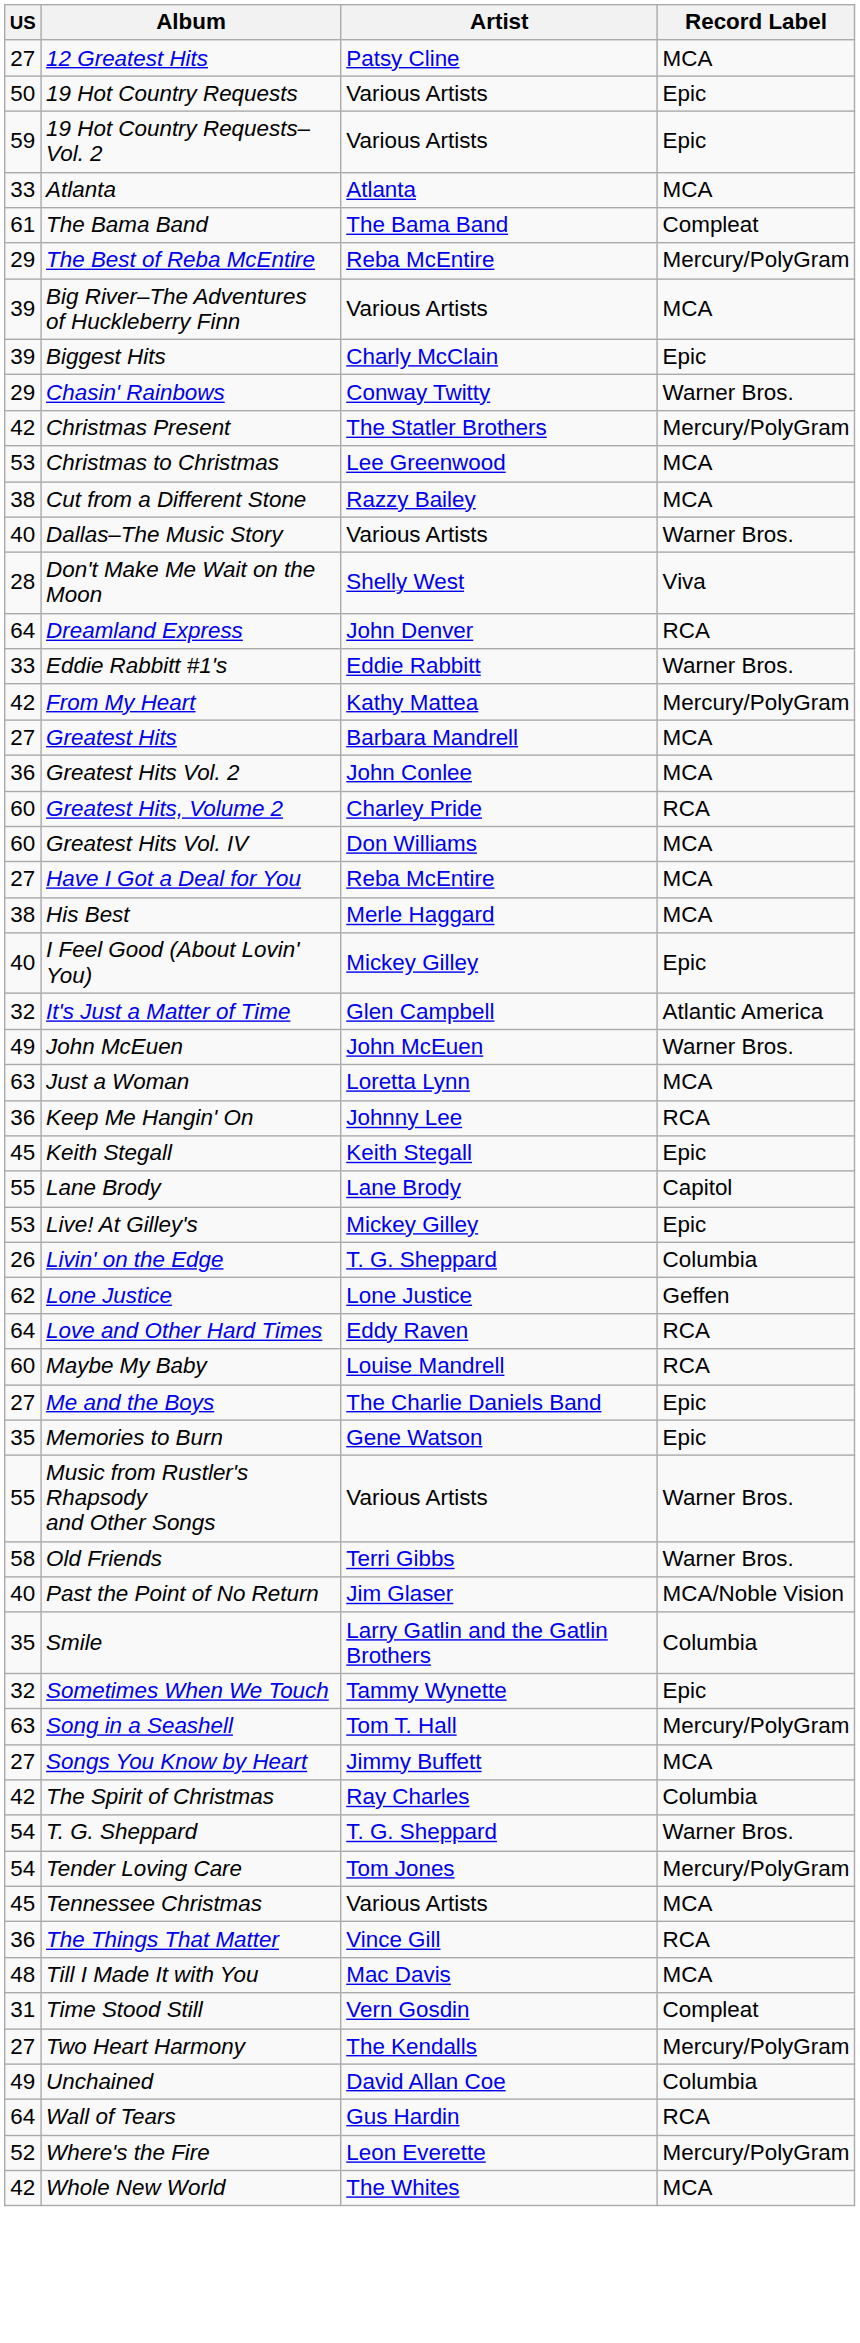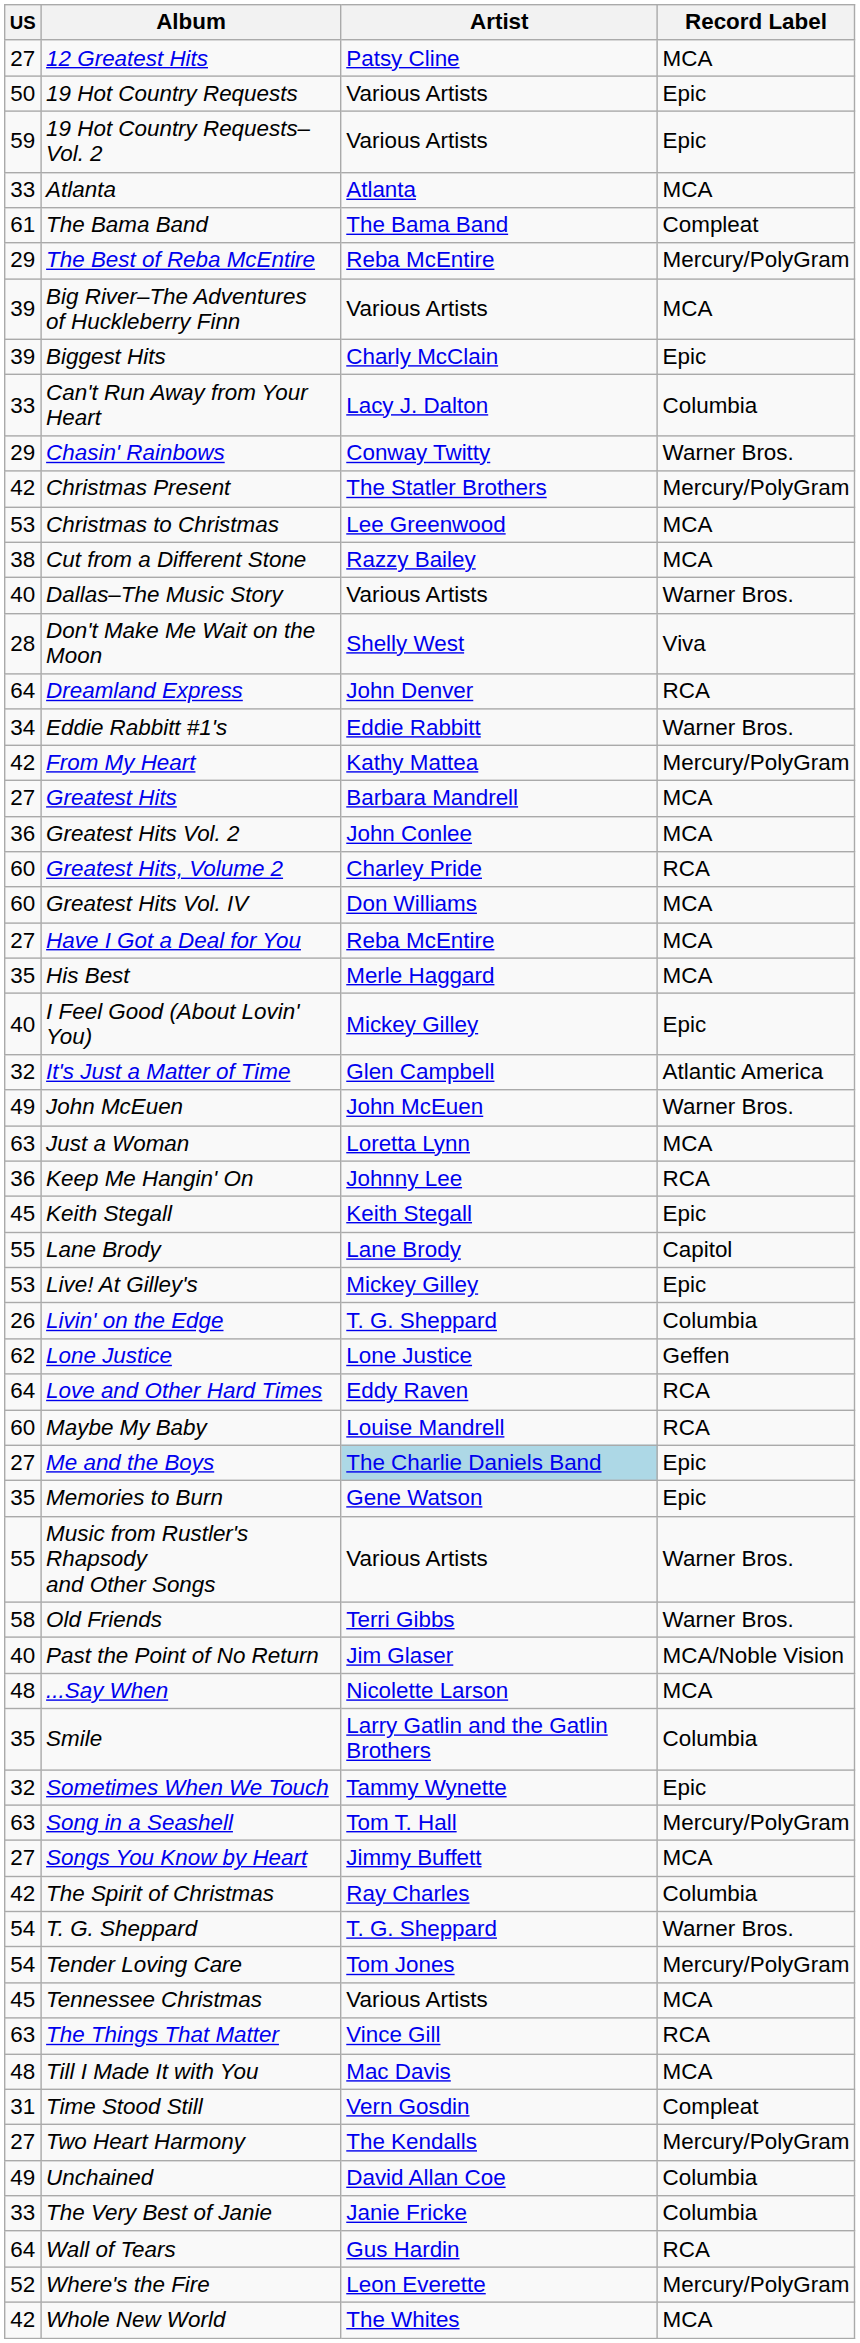+ row: (177, 404)
(23, 666) 33 -> (23, 726) 34
(23, 914) 38 -> (23, 975) 35
(474, 1401) no background -> (474, 1462) lightblue background
+ row: (107, 1690)
(23, 1939) 36 -> (23, 2035) 63
+ row: (159, 2213)
